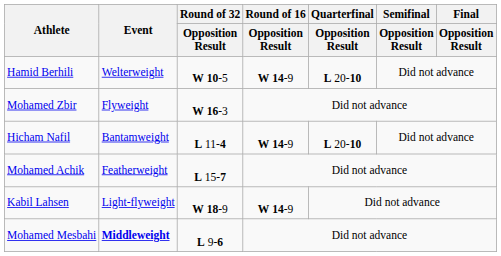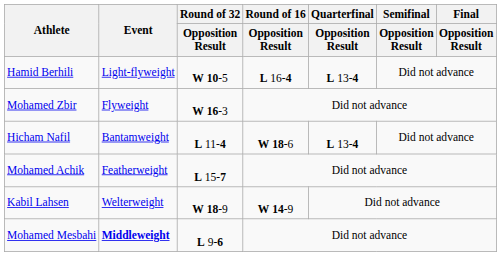(133, 72) Welterweight -> (138, 72) Light-flyweight
(276, 79) W 14-9 -> (276, 79) L 16-4
(342, 79) L 20-10 -> (342, 79) L 13-4
(276, 144) W 14-9 -> (276, 144) W 18-6
(342, 144) L 20-10 -> (342, 144) L 13-4
(138, 203) Light-flyweight -> (133, 203) Welterweight
